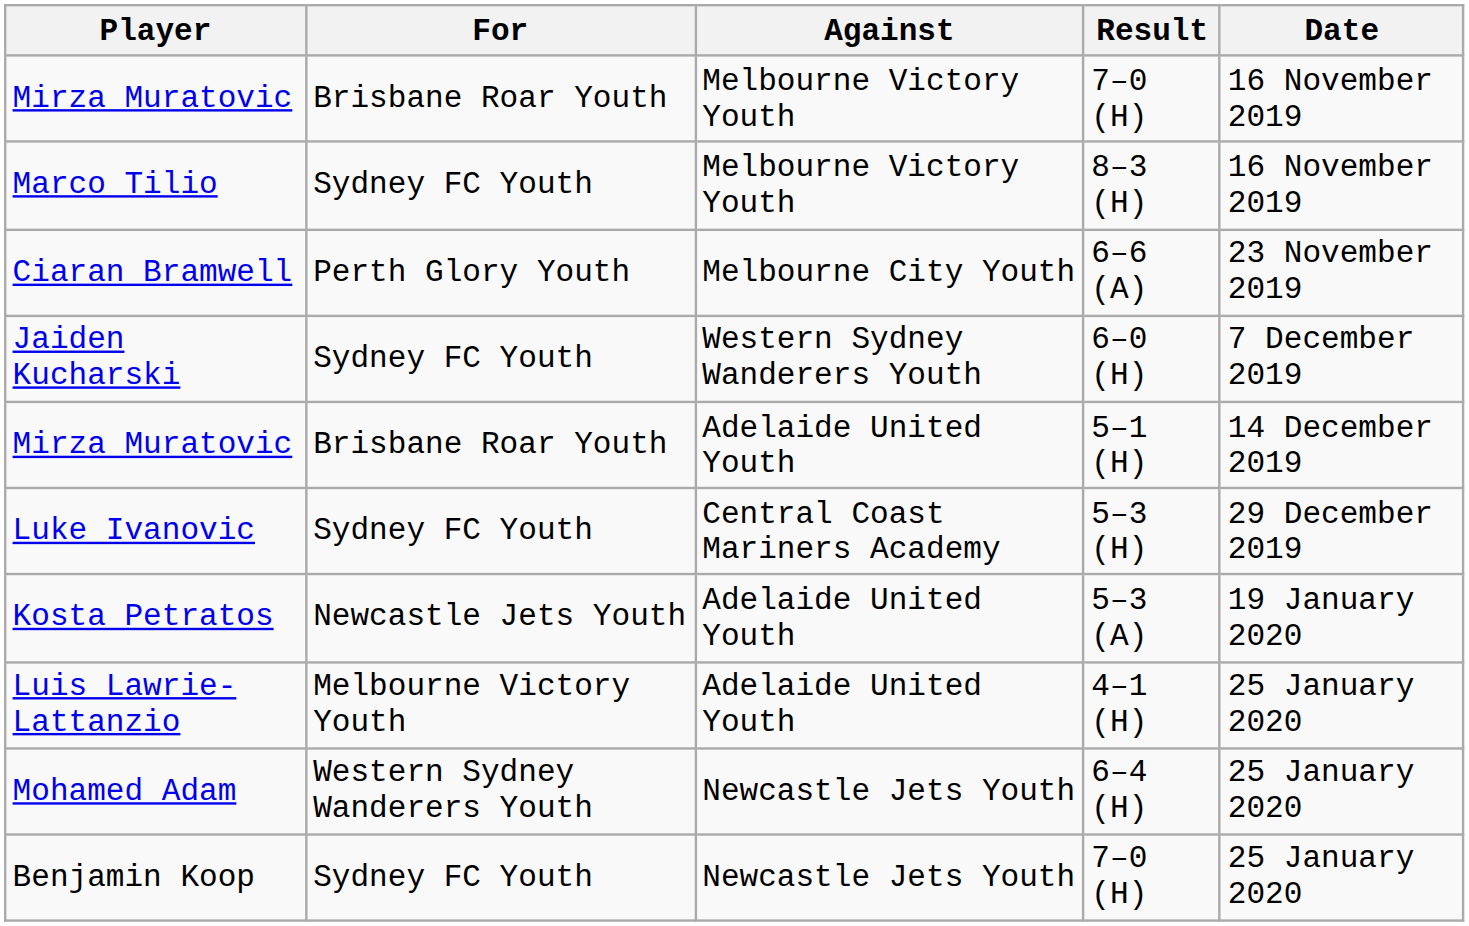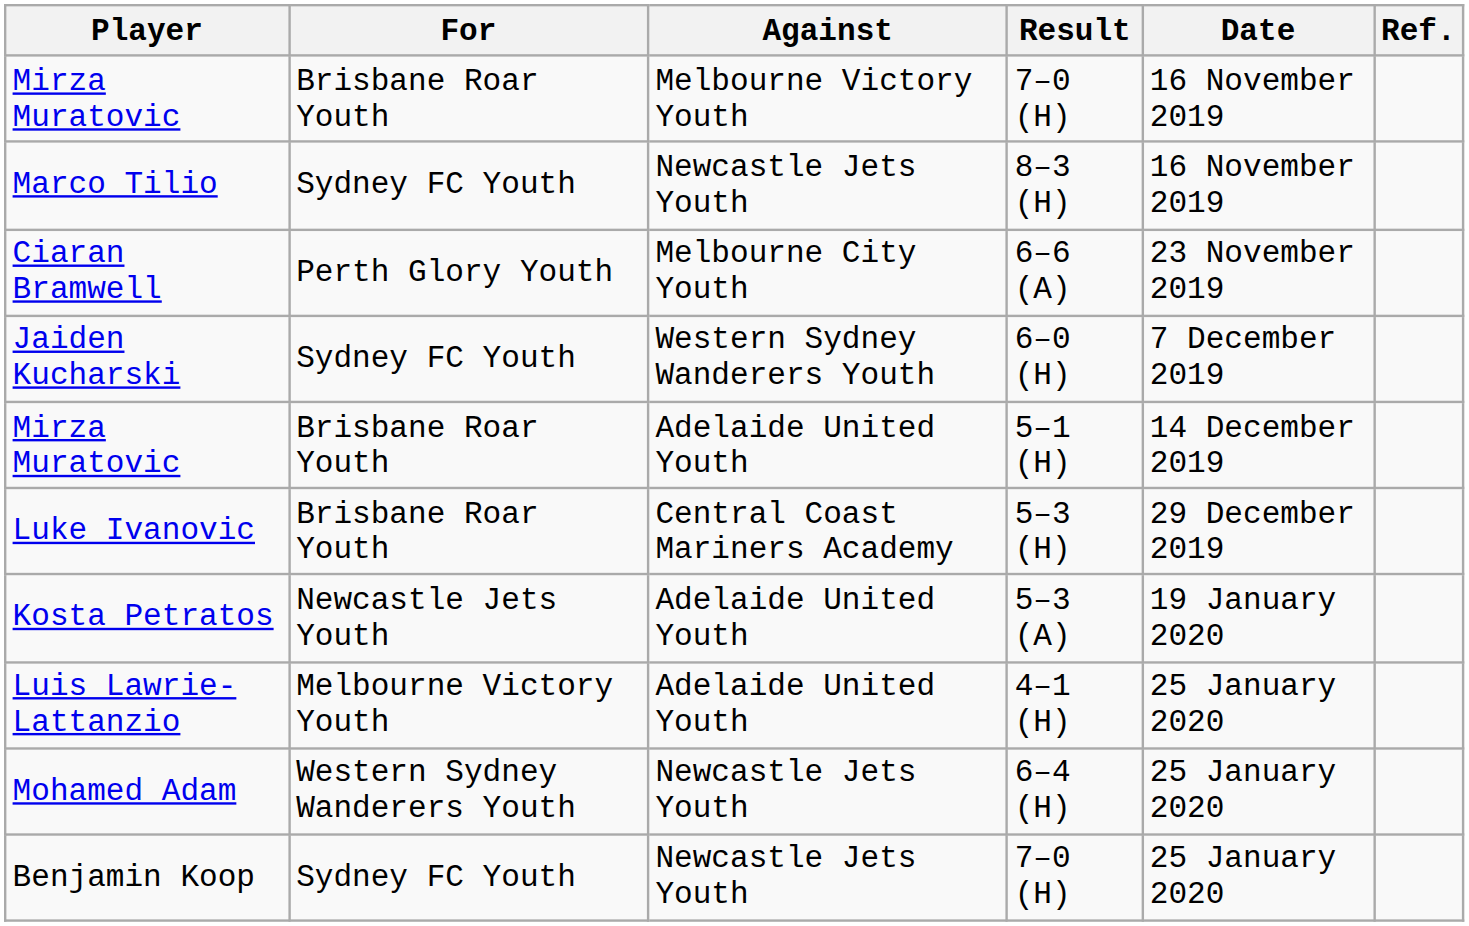+ column: (1418, 31)
(861, 186) Melbourne Victory Youth -> (786, 186) Newcastle Jets Youth
(453, 532) Sydney FC Youth -> (417, 532) Brisbane Roar Youth
